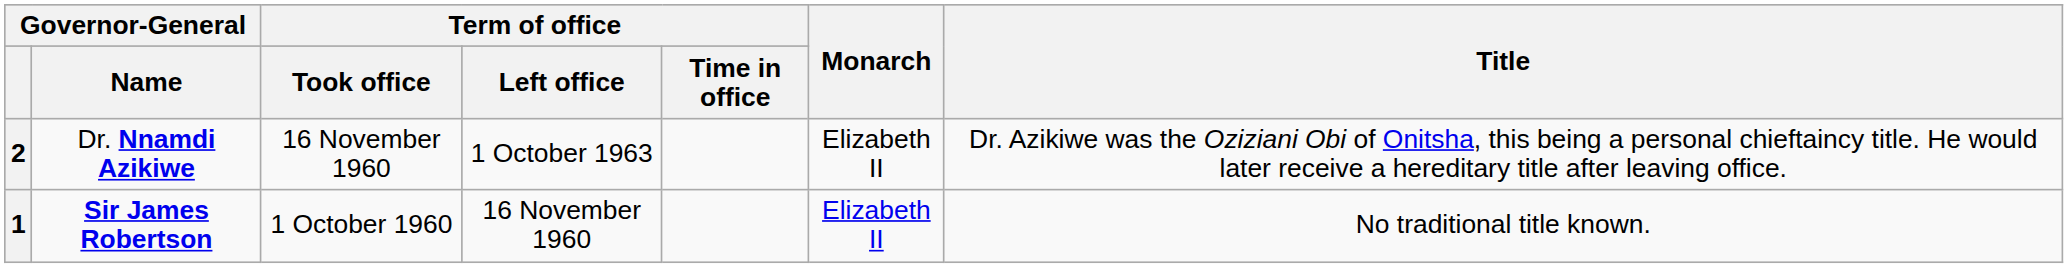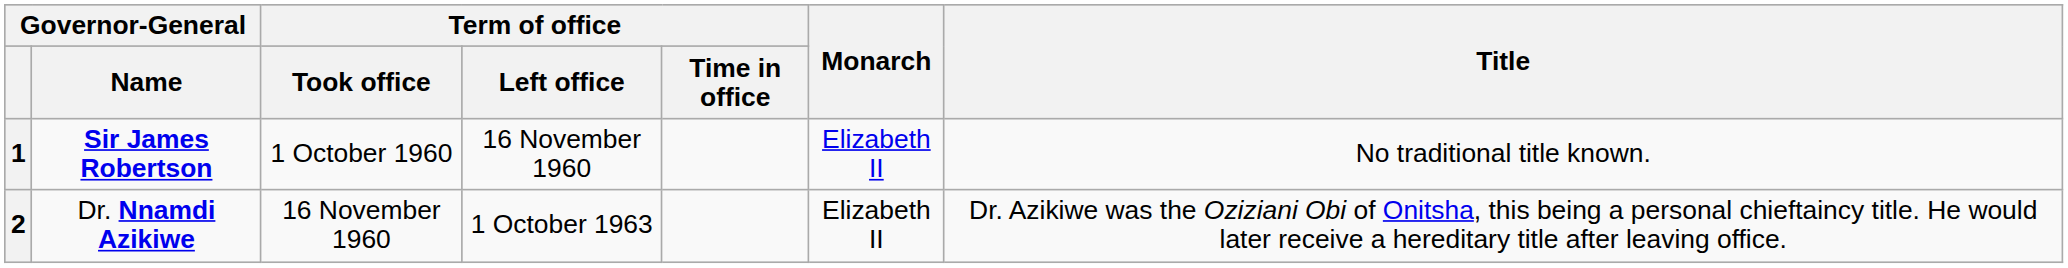rows swapped: (18, 225) <-> (18, 153)
